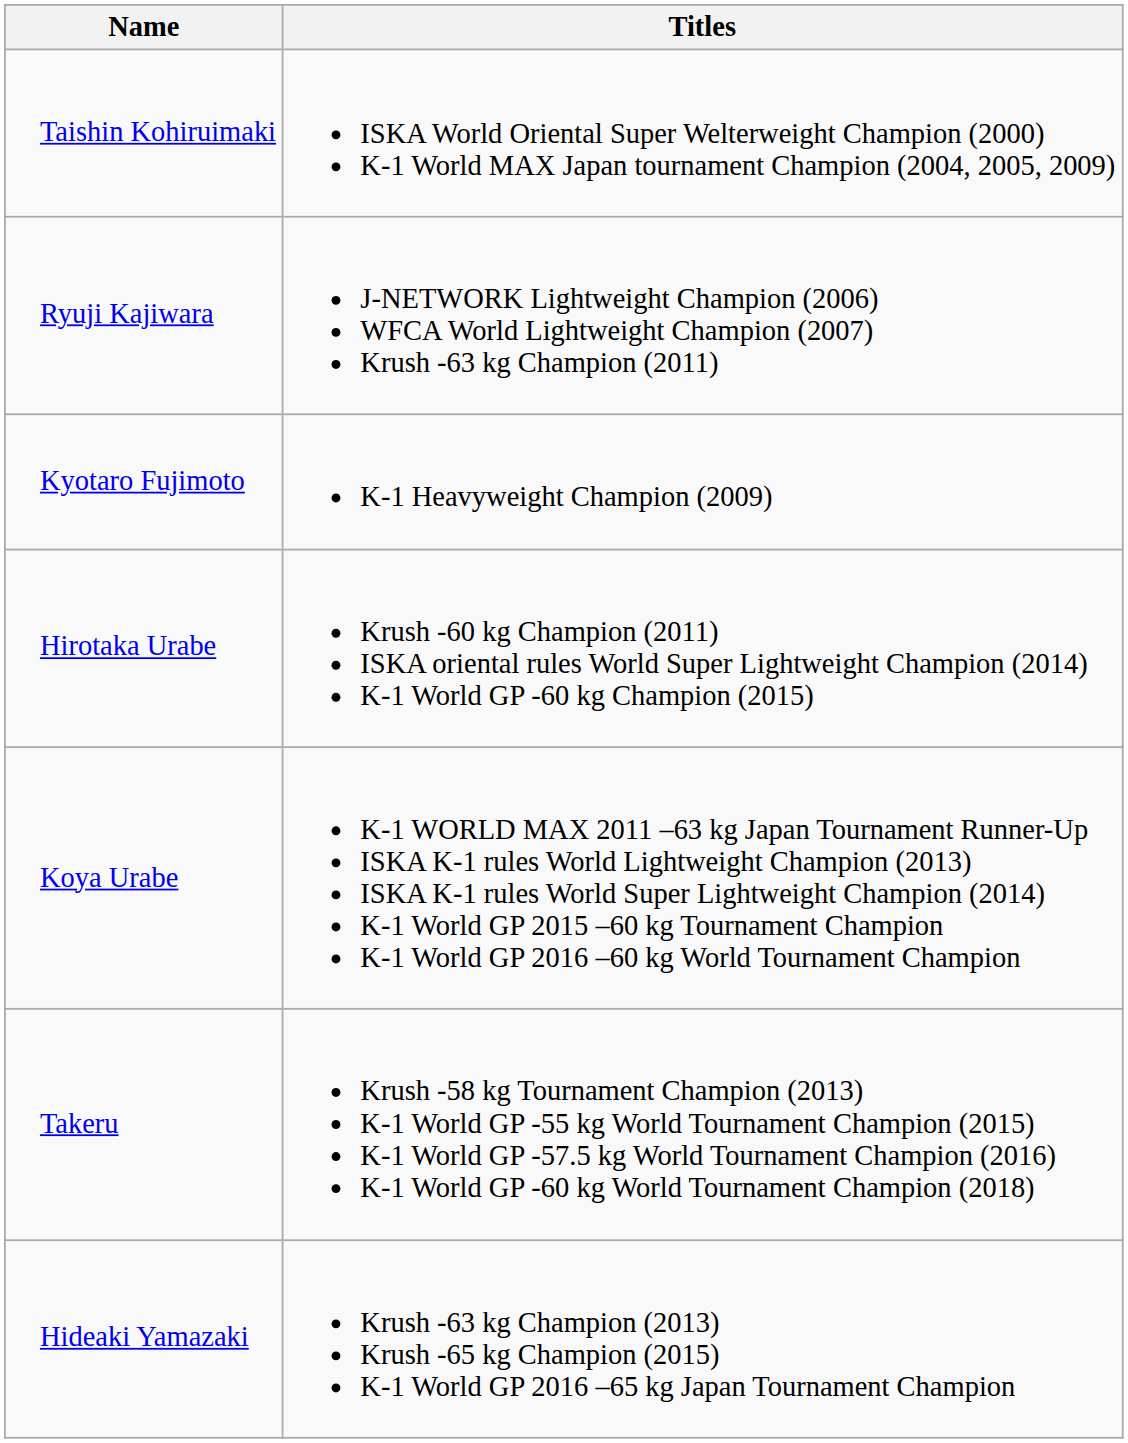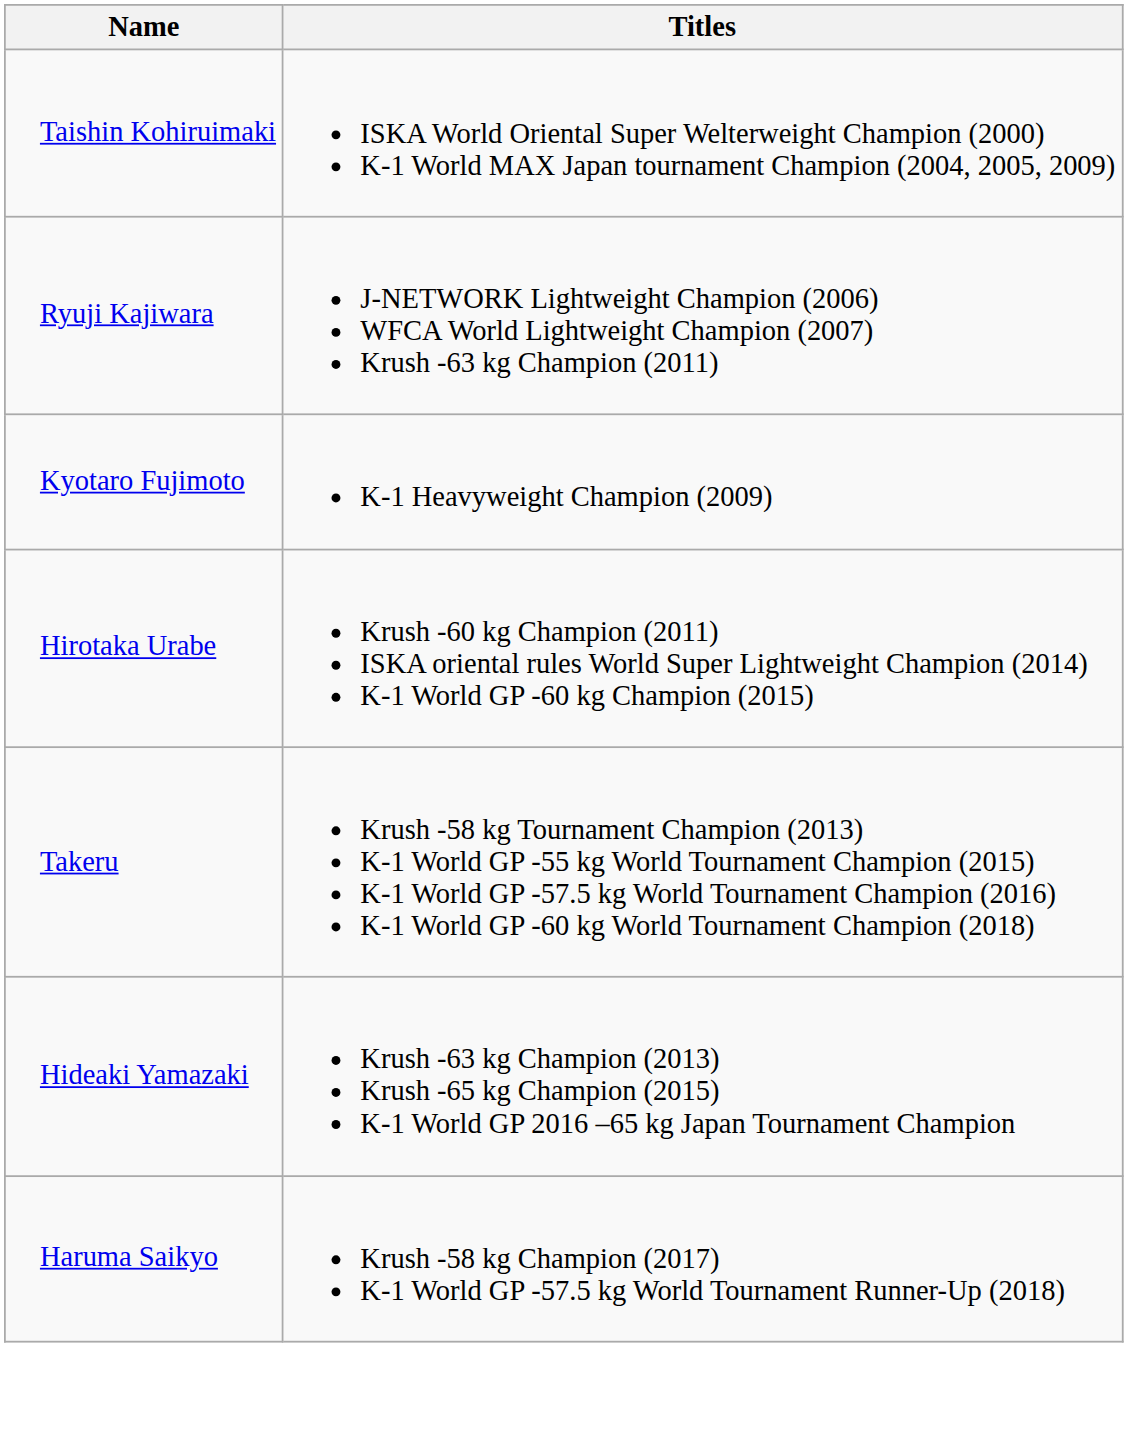- row: (95, 876)
+ row: (115, 1257)
